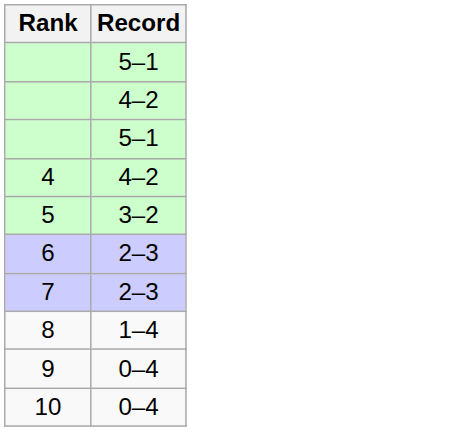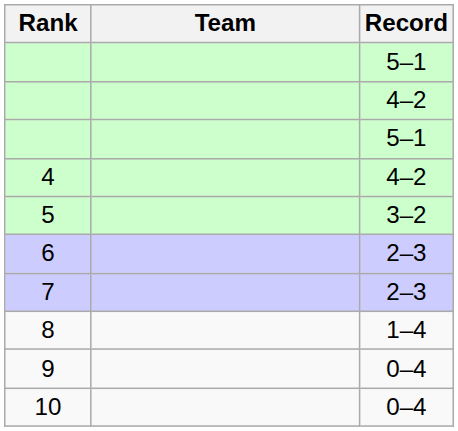+ column: (225, 23)
